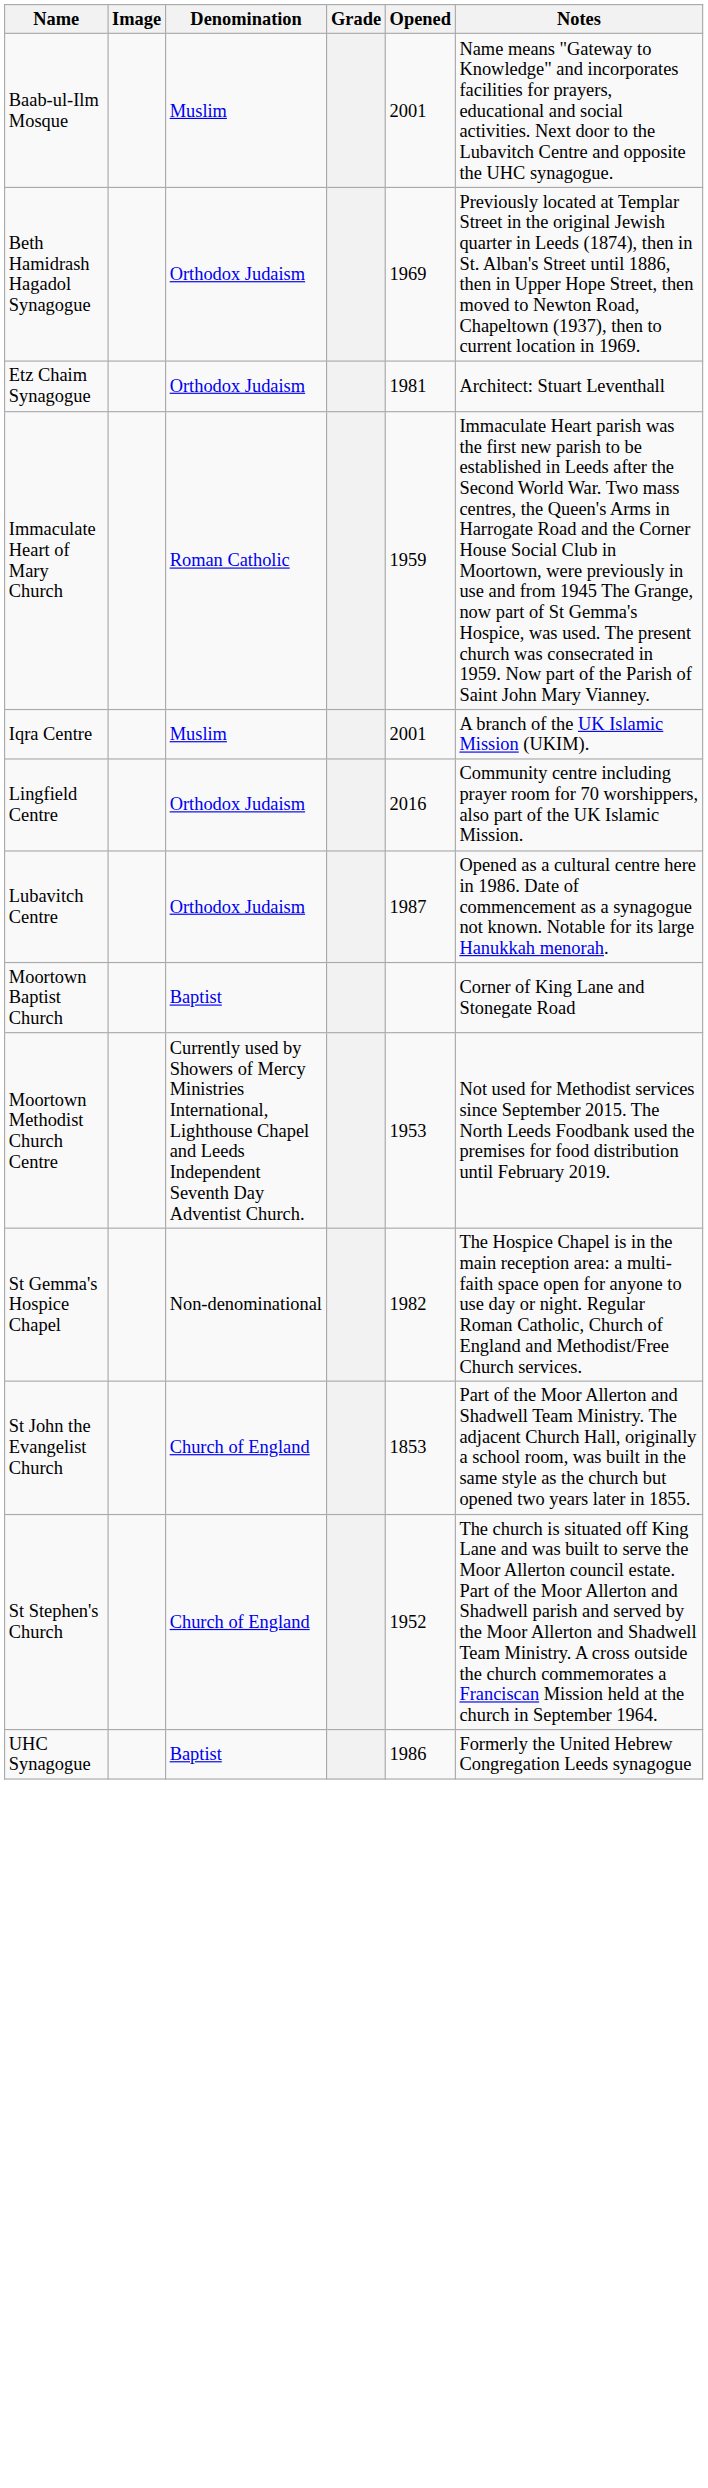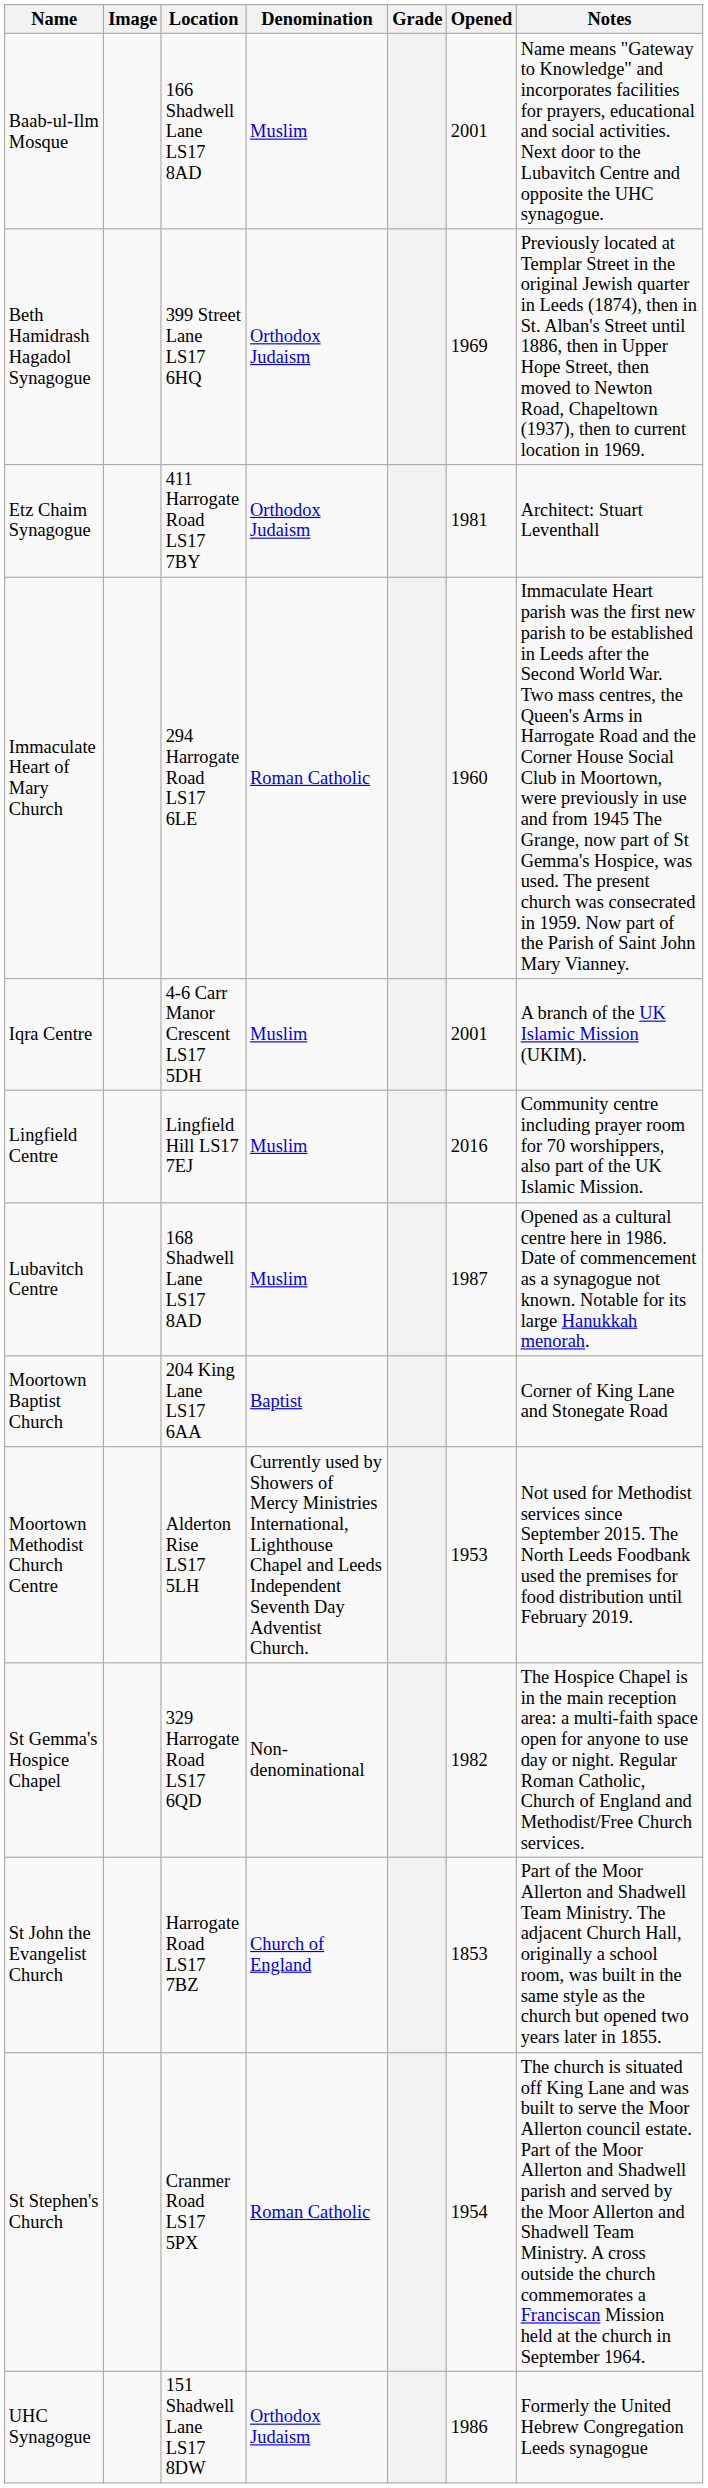+ column: (204, 19)
(408, 560) 1959 -> (469, 777) 1960
(237, 804) Orthodox Judaism -> (279, 1146) Muslim
(237, 906) Orthodox Judaism -> (279, 1279) Muslim
(240, 1621) Church of England -> (310, 2211) Roman Catholic
(408, 1621) 1952 -> (469, 2211) 1954
(196, 1754) Baptist -> (285, 2427) Orthodox Judaism
